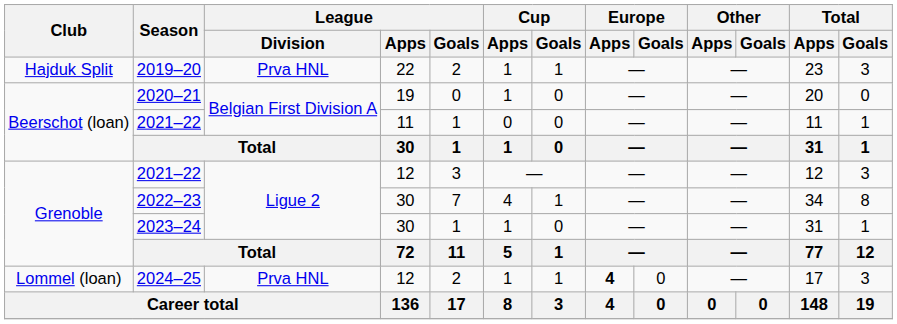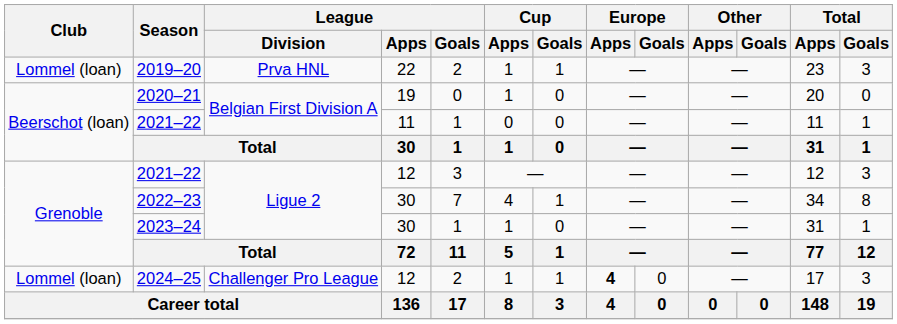(69, 69) Hajduk Split -> (69, 69) Lommel (loan)
(293, 278) Prva HNL -> (293, 278) Challenger Pro League
